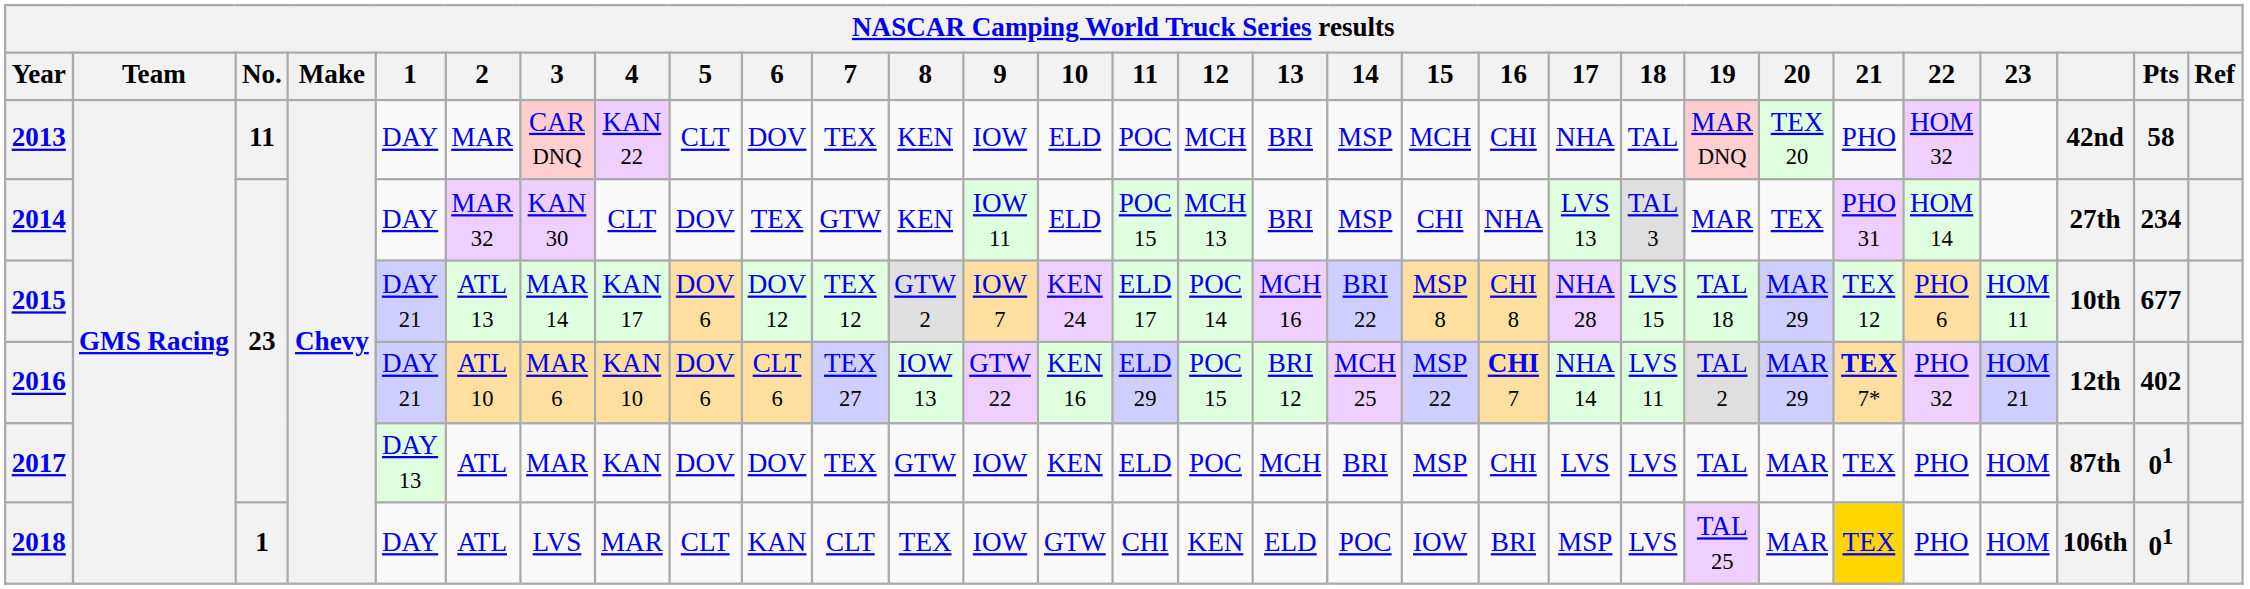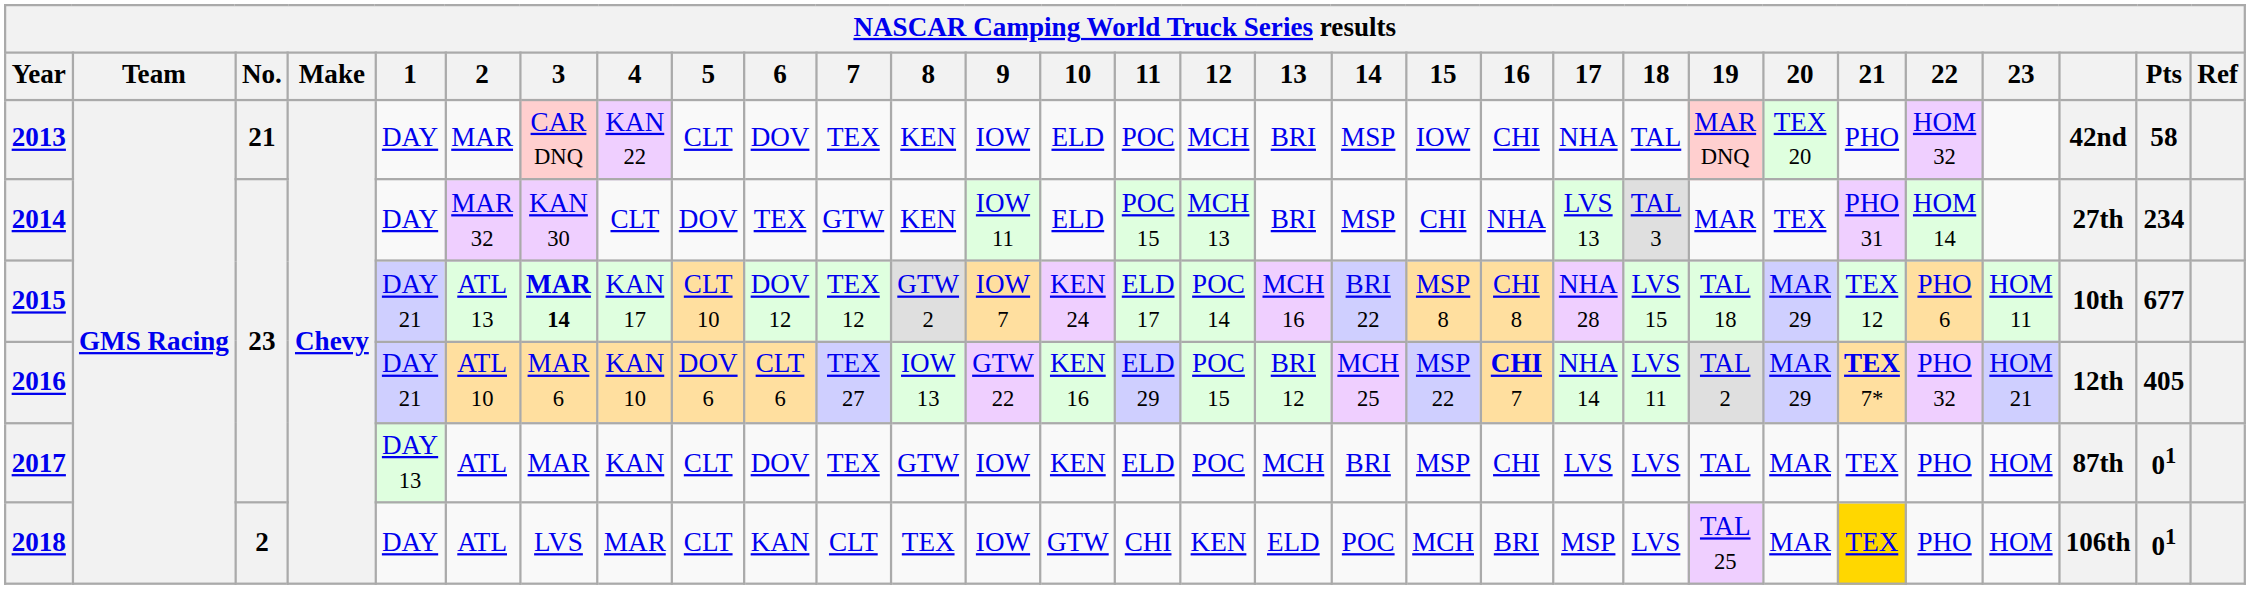(262, 138) 11 -> (262, 138) 21
(1440, 138) MCH -> (1443, 138) IOW
(557, 299) normal -> (558, 300) bold
(705, 299) DOV 6 -> (708, 299) CLT 10
(2161, 381) 402 -> (2164, 381) 405
(705, 462) DOV -> (708, 462) CLT
(262, 543) 1 -> (262, 543) 2
(1440, 543) IOW -> (1443, 543) MCH
